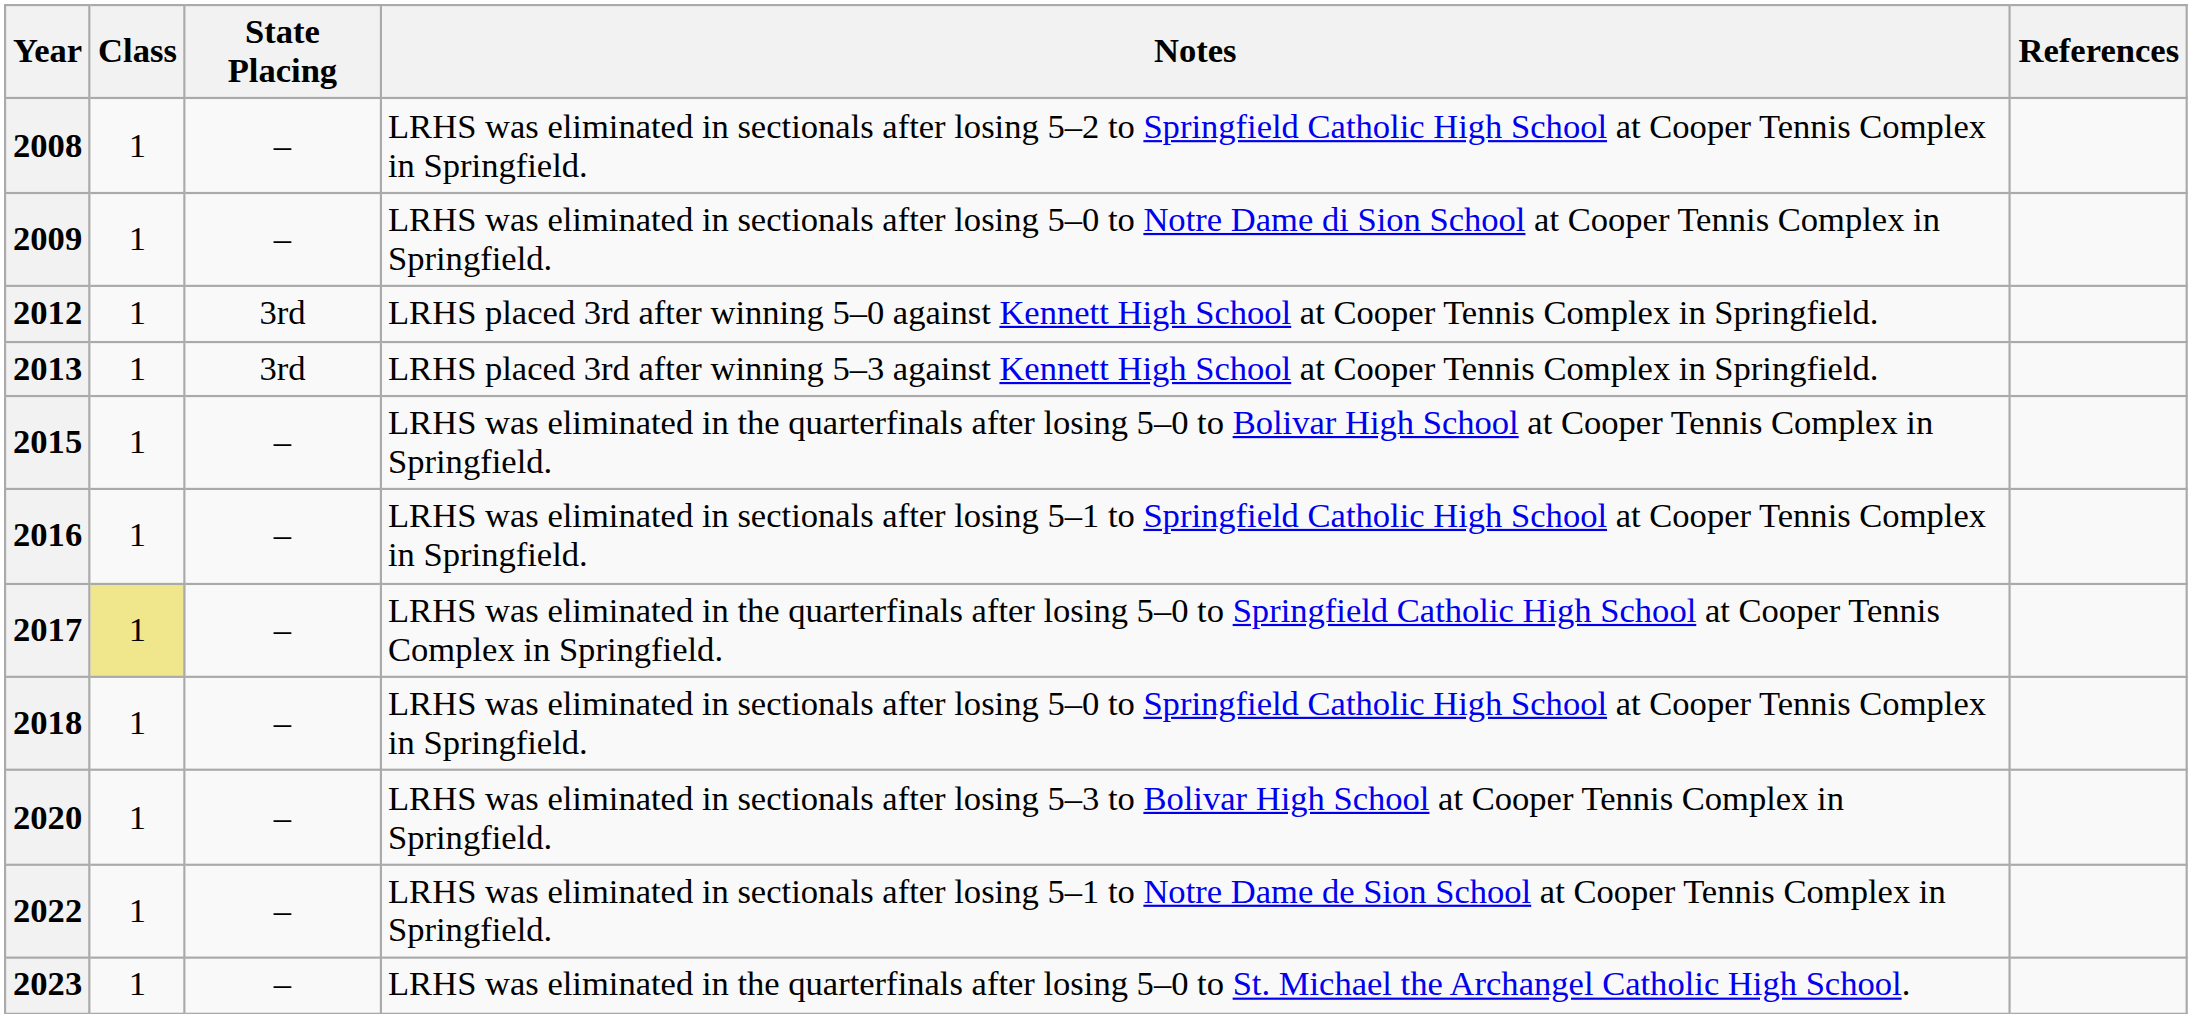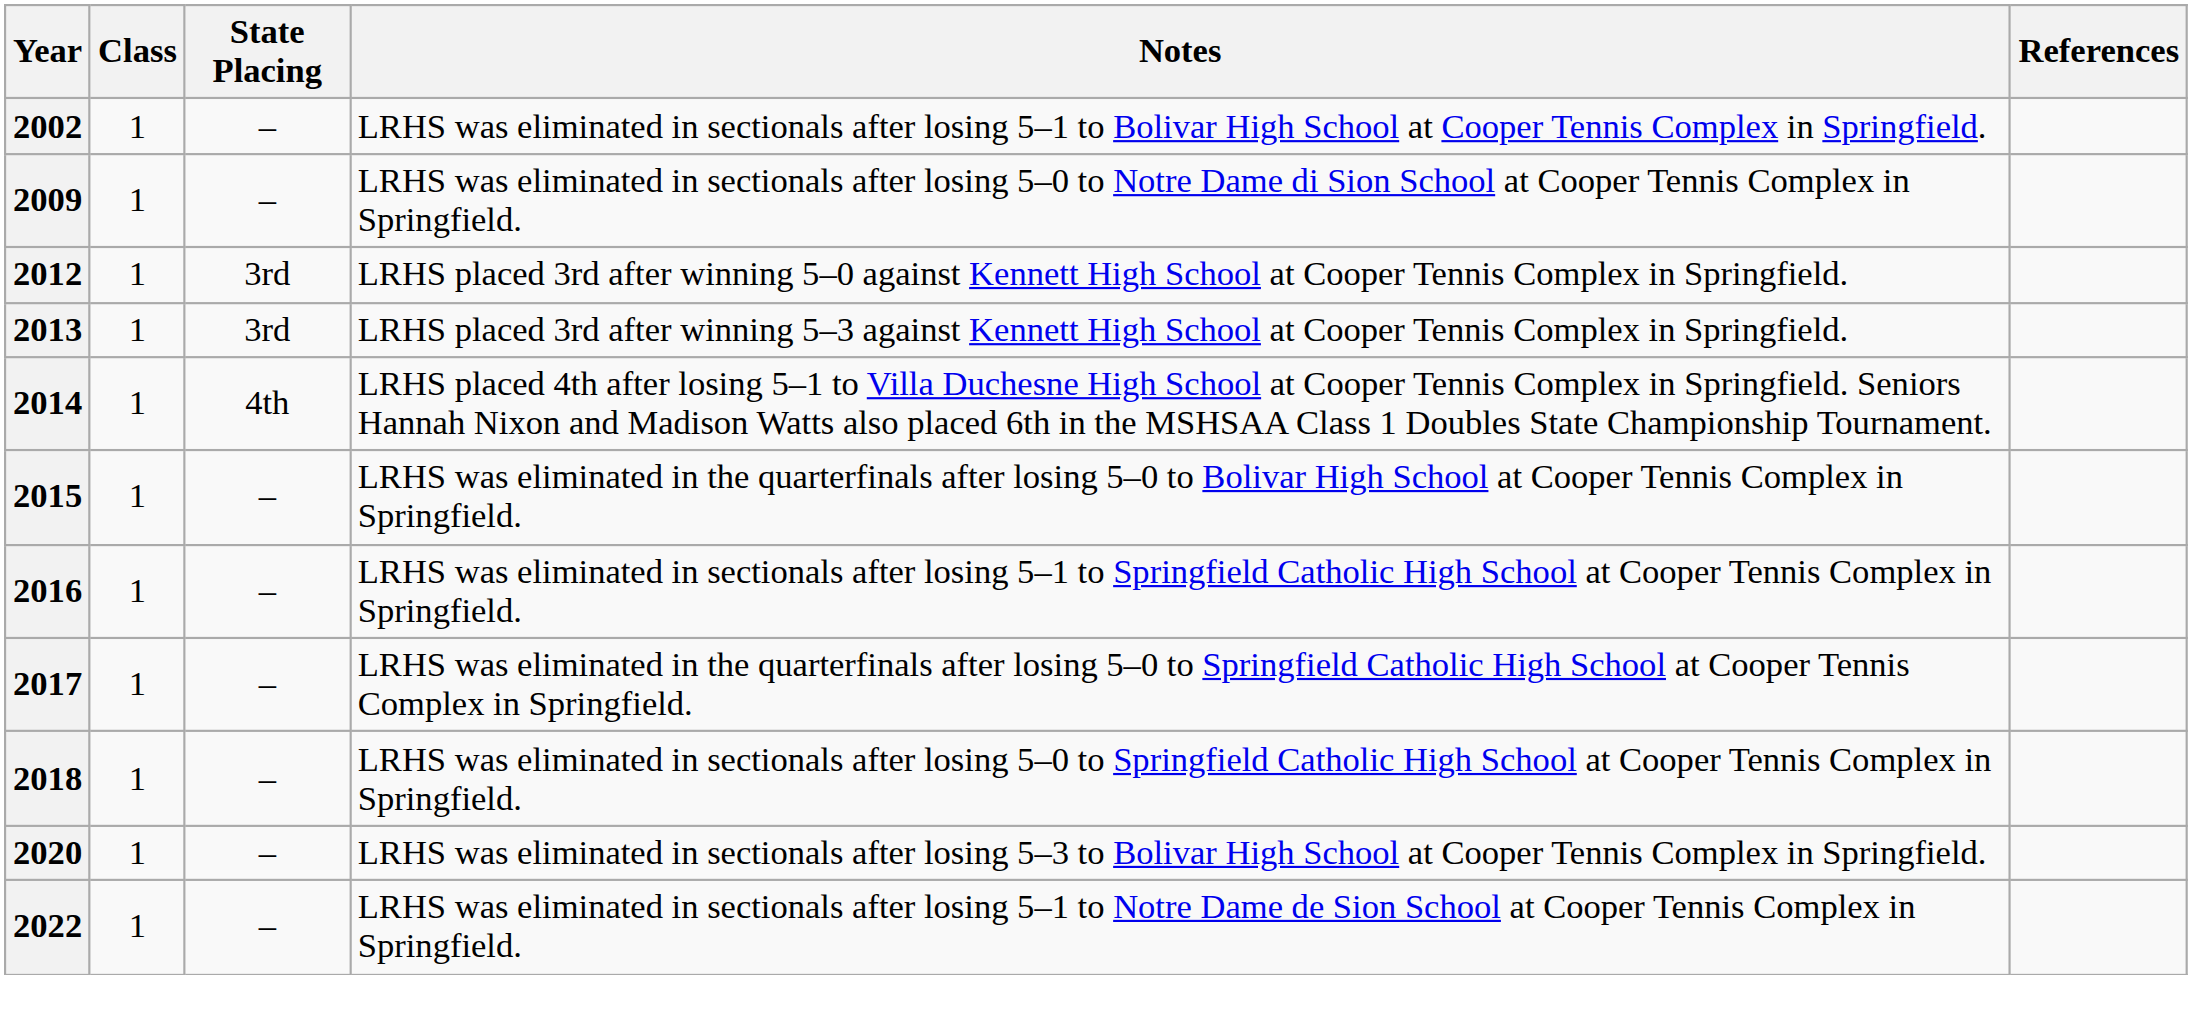+ row: (48, 125)
- row: (48, 145)
+ row: (48, 403)
(137, 629) khaki background -> (137, 684) no background
- row: (48, 984)
